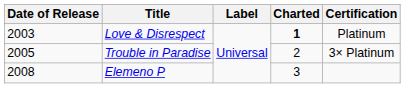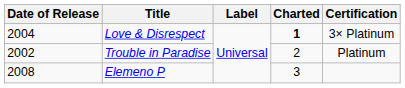(21, 33) 2003 -> (21, 33) 2004
(361, 33) Platinum -> (361, 33) 3× Platinum
(21, 53) 2005 -> (21, 53) 2002
(361, 53) 3× Platinum -> (361, 53) Platinum
